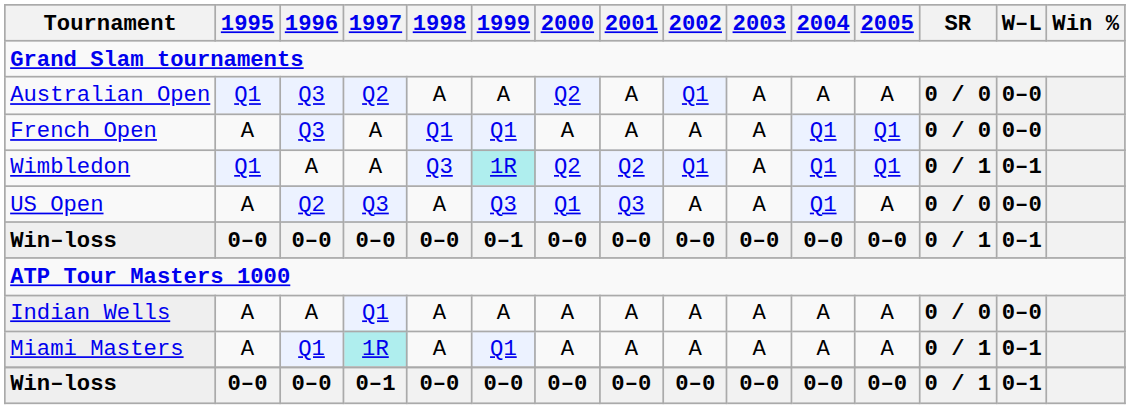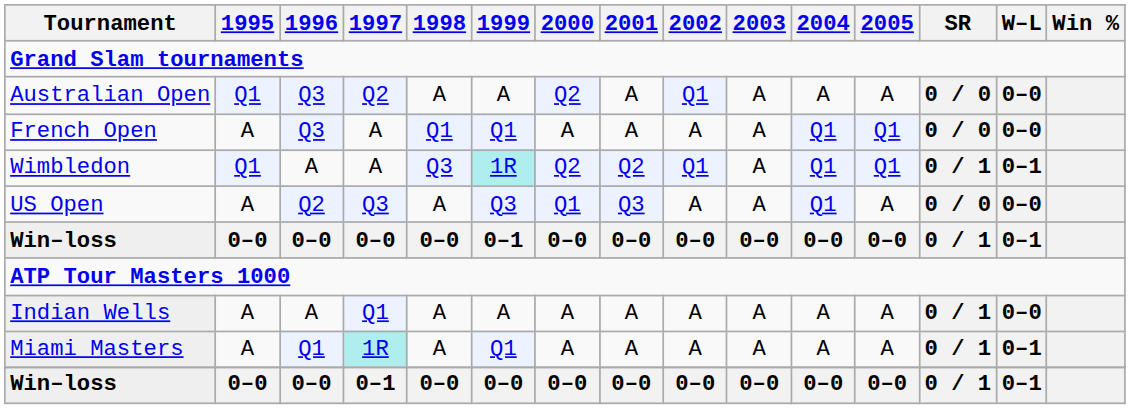(958, 313) 0 / 0 -> (958, 313) 0 / 1
